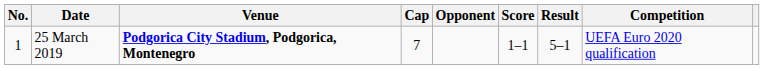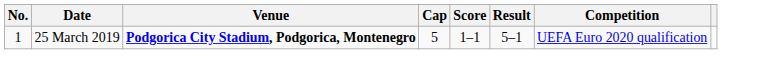- column: (465, 15)
(417, 45) 7 -> (435, 37) 5
